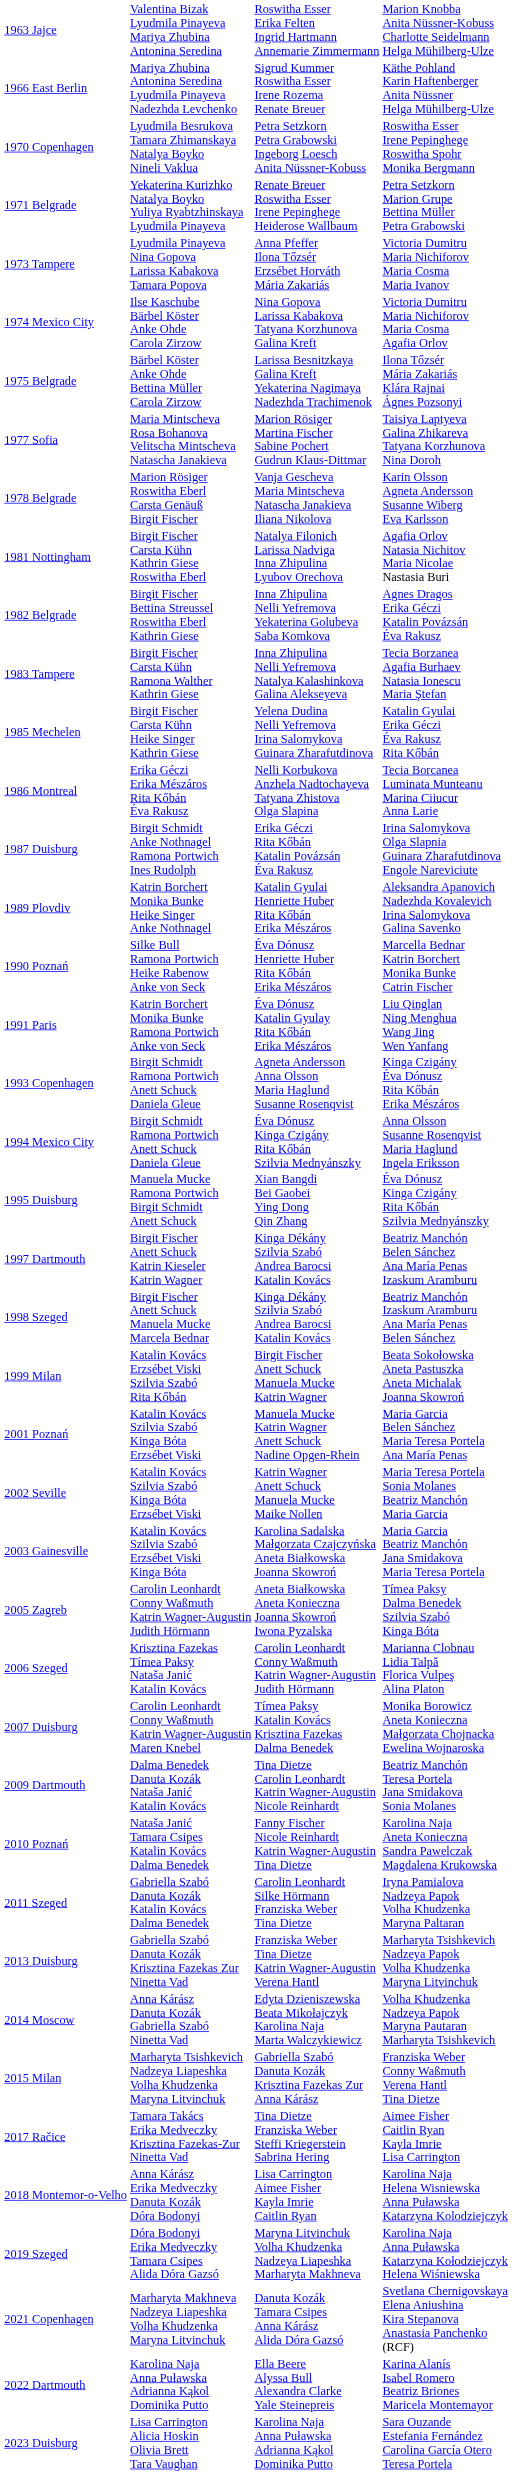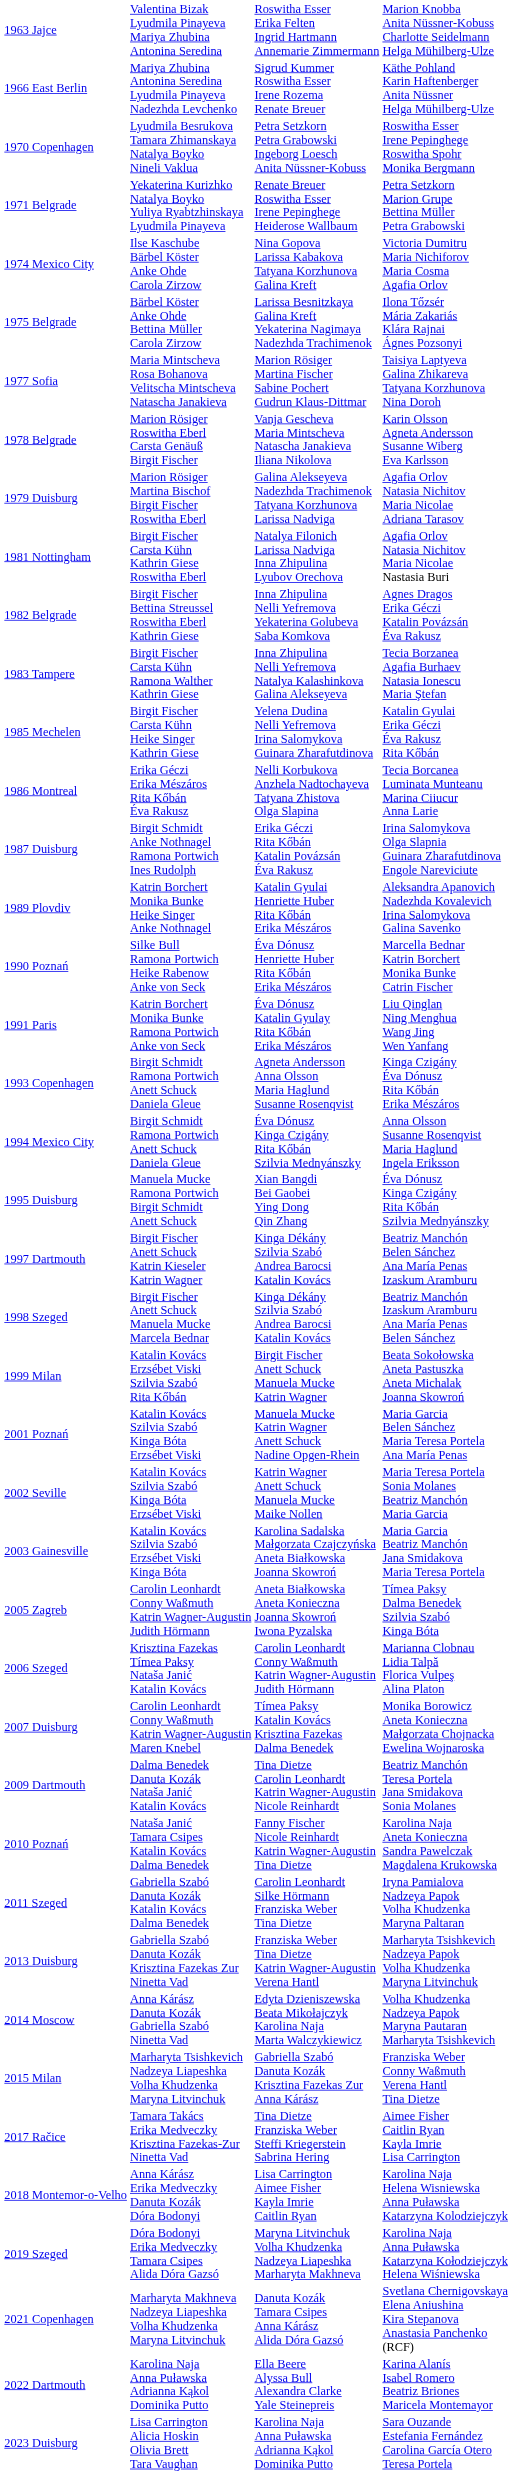- row: (40, 264)
+ row: (41, 498)
